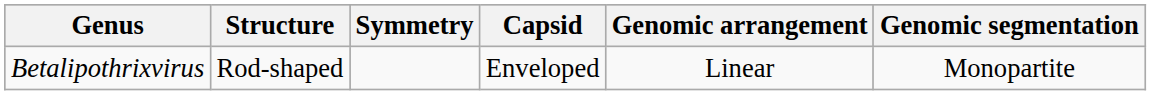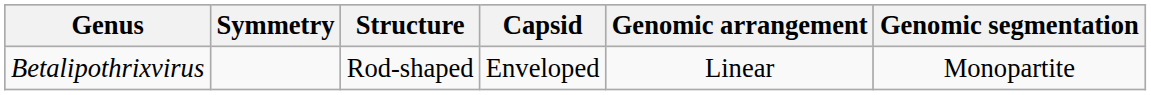columns swapped: (280, 25) <-> (415, 25)
